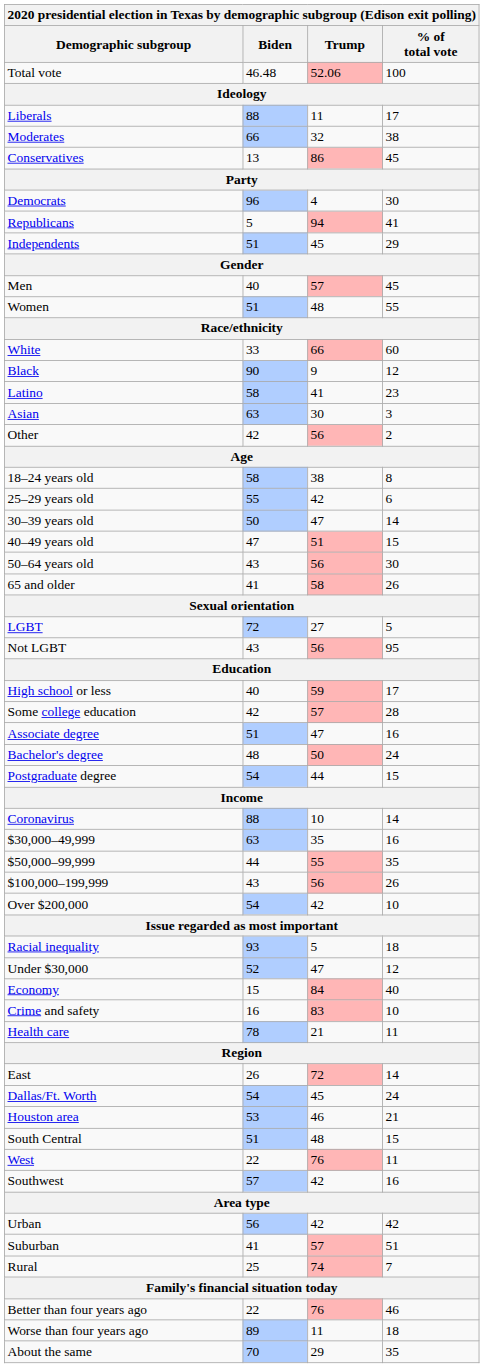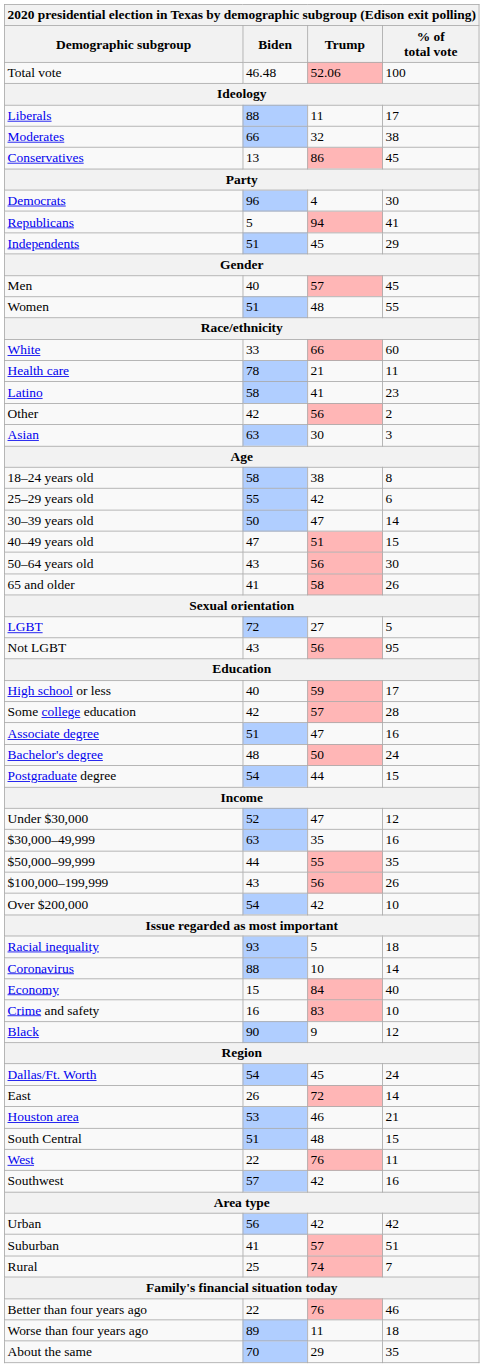rows swapped: (23, 371) <-> (38, 1032)
rows swapped: (23, 413) <-> (23, 435)
rows swapped: (48, 968) <-> (41, 818)
rows swapped: (19, 1074) <-> (52, 1096)
